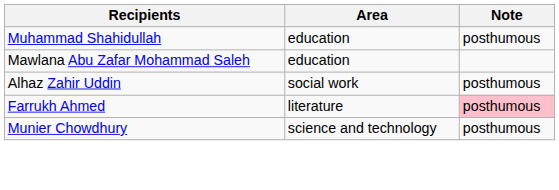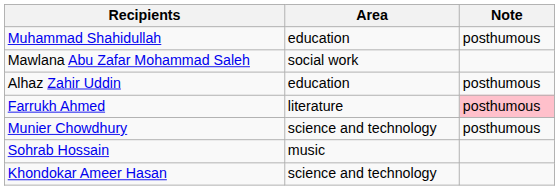(319, 60) education -> (323, 60) social work
(323, 83) social work -> (319, 83) education
+ row: (58, 151)
+ row: (87, 173)
